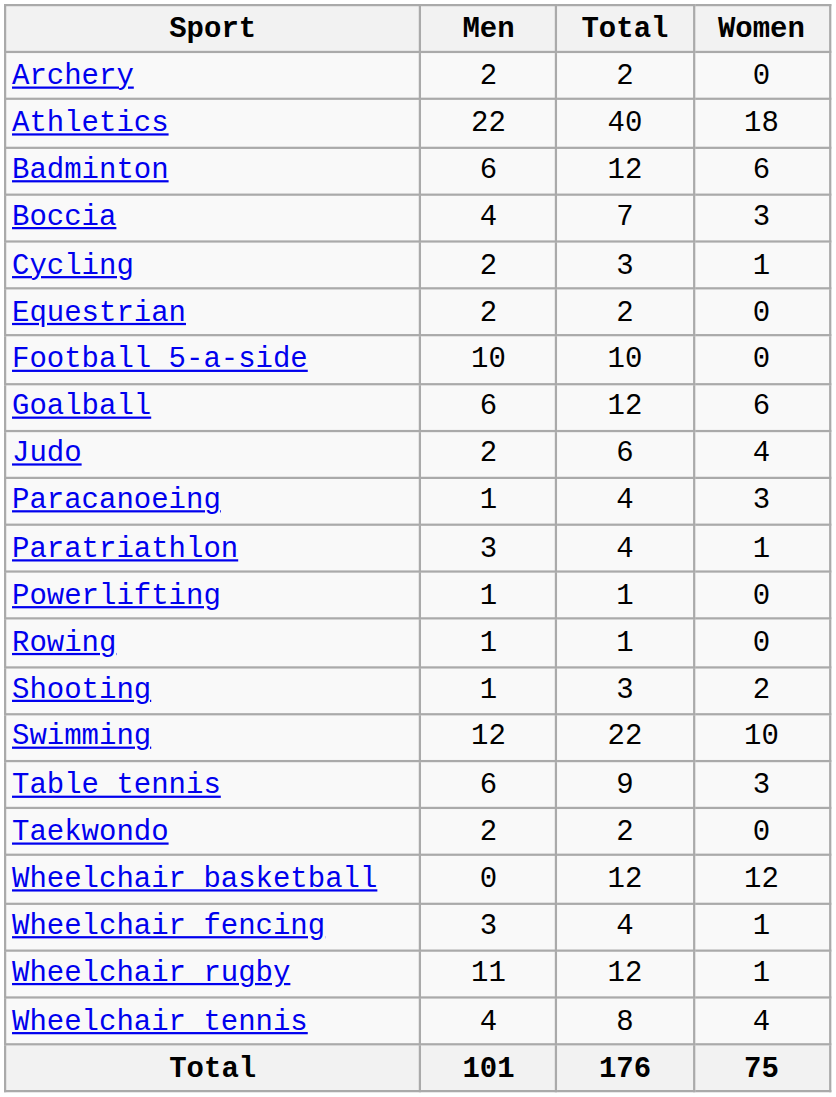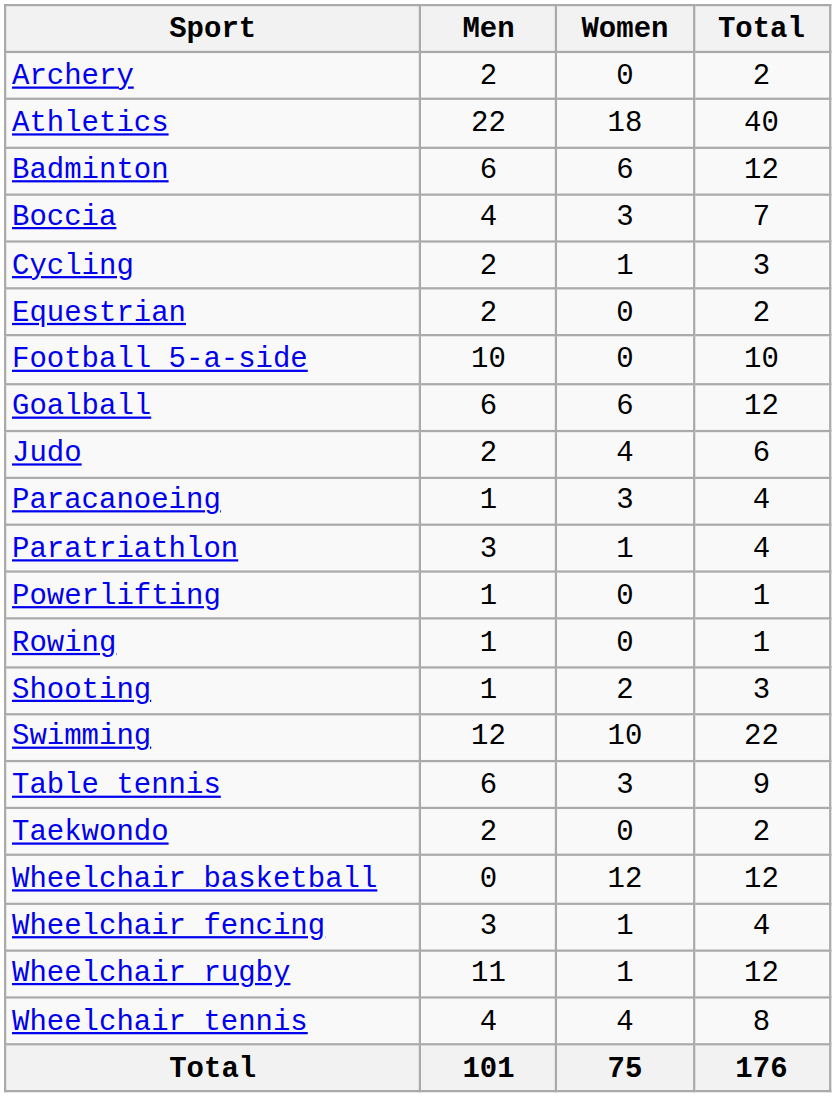columns swapped: (761, 29) <-> (625, 29)
